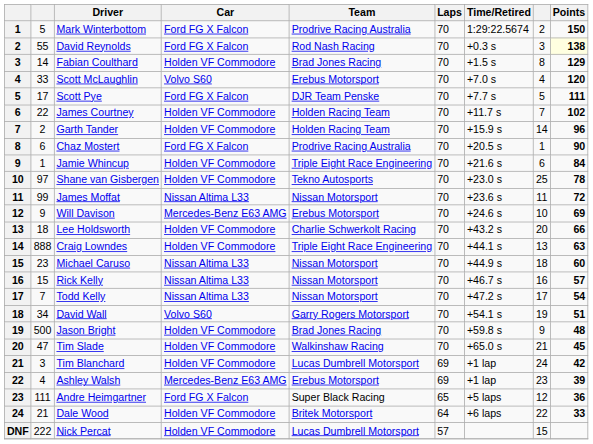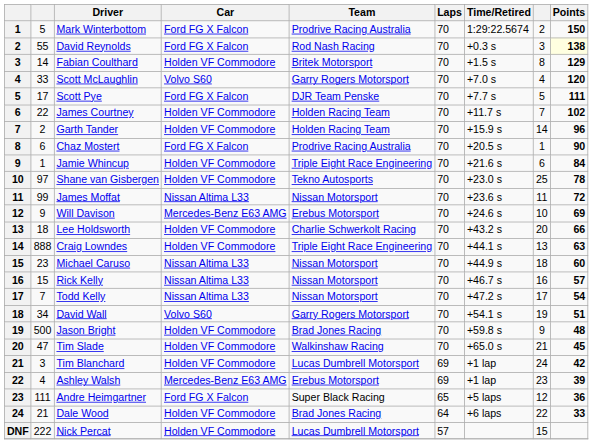(336, 63) Brad Jones Racing -> (332, 63) Britek Motorsport
(335, 79) Erebus Motorsport -> (350, 79) Garry Rogers Motorsport
(332, 414) Britek Motorsport -> (336, 414) Brad Jones Racing
